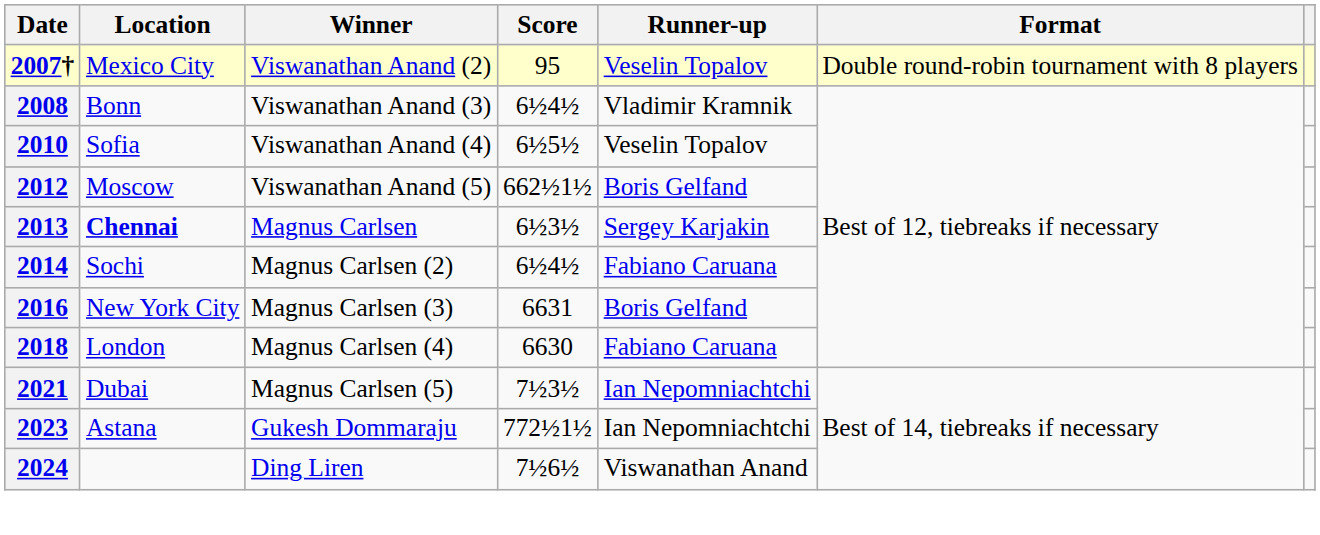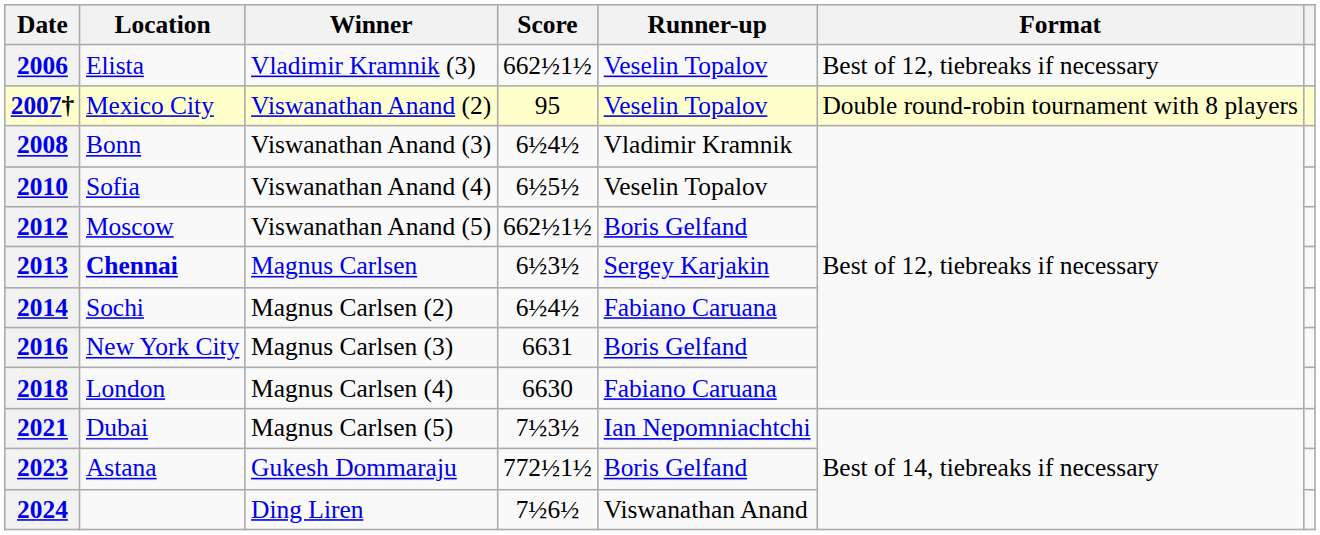+ row: (42, 65)
(707, 428) Ian Nepomniachtchi -> (675, 468) Boris Gelfand
